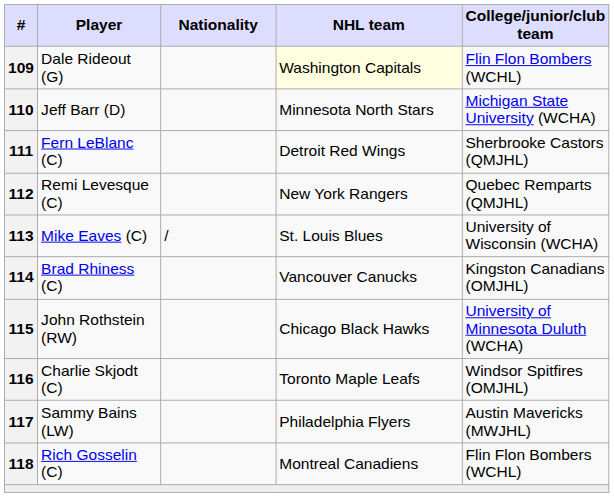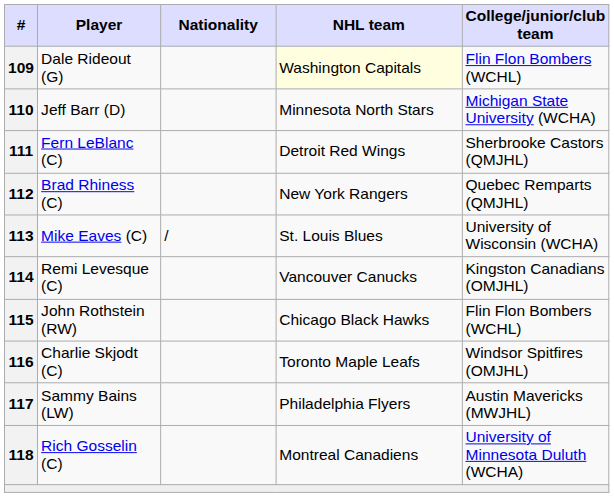(95, 193) Remi Levesque (C) -> (88, 193) Brad Rhiness (C)
(88, 277) Brad Rhiness (C) -> (95, 277) Remi Levesque (C)
(526, 328) University of Minnesota Duluth (WCHA) -> (528, 320) Flin Flon Bombers (WCHL)
(528, 463) Flin Flon Bombers (WCHL) -> (526, 455) University of Minnesota Duluth (WCHA)
